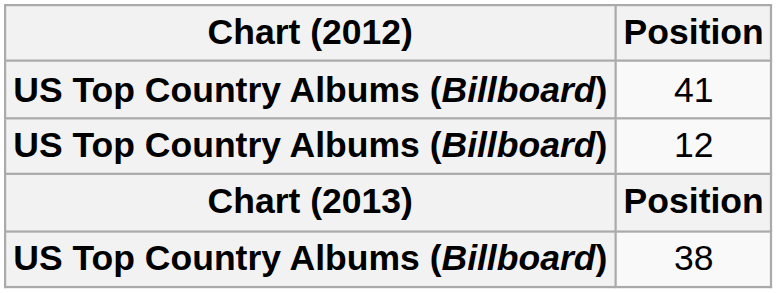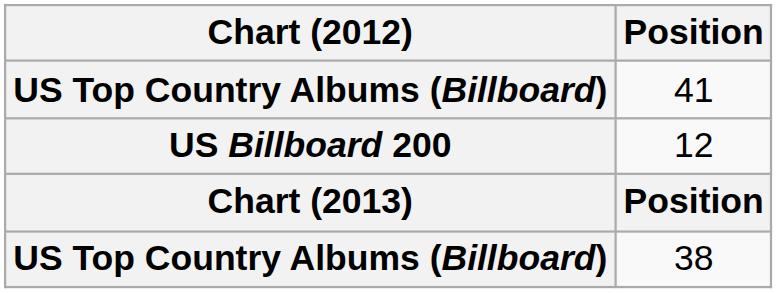(310, 145) US Top Country Albums (Billboard) -> (310, 145) US Billboard 200
